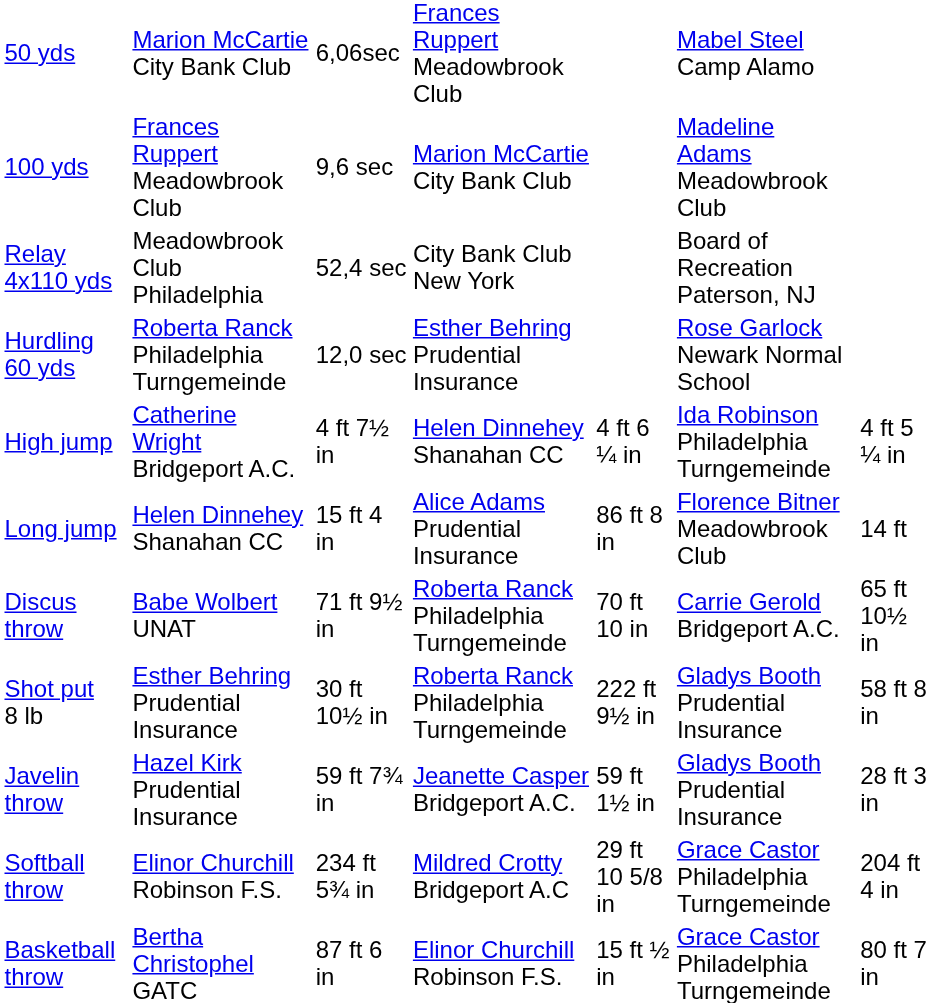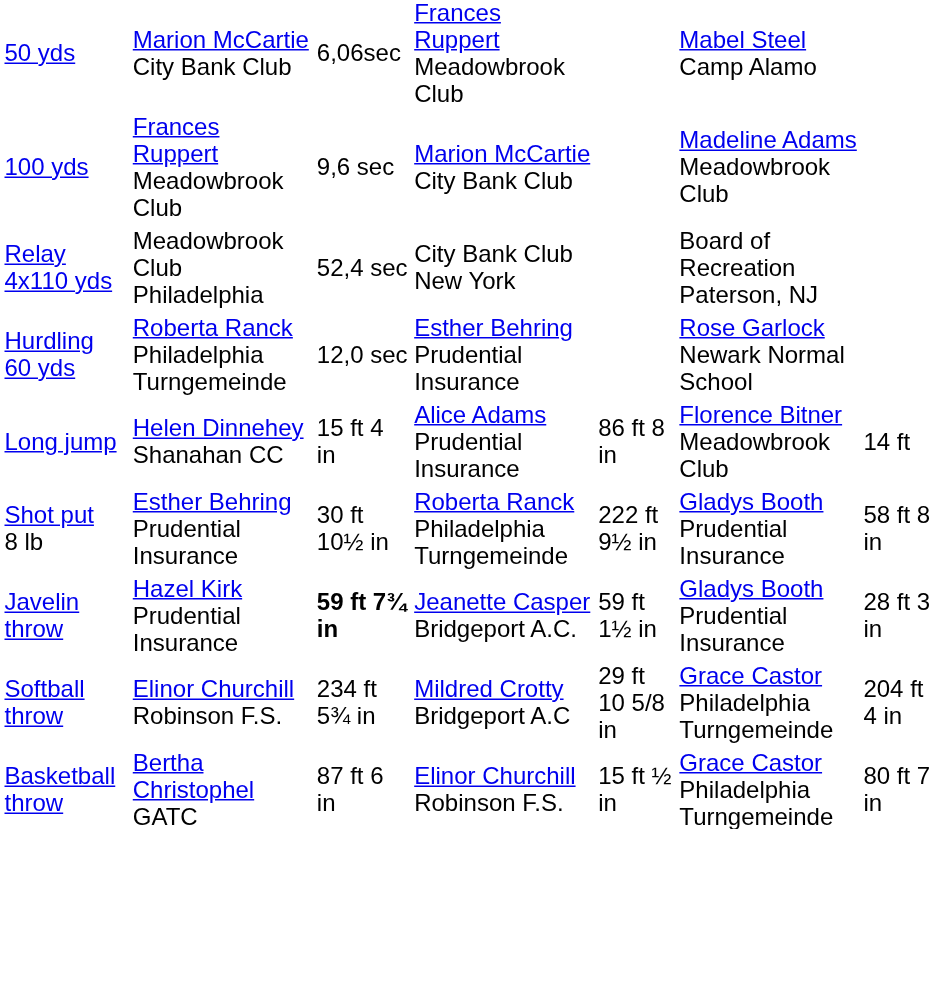- row: (59, 441)
- row: (41, 615)
(359, 789) normal -> (362, 615) bold
